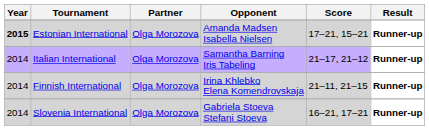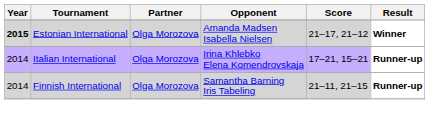(338, 33) 17–21, 15–21 -> (338, 33) 21–17, 21–12
(398, 33) Runner-up -> (389, 33) Winner
(244, 60) Samantha Barning Iris Tabeling -> (254, 60) Irina Khlebko Elena Komendrovskaja
(338, 60) 21–17, 21–12 -> (338, 60) 17–21, 15–21
(254, 86) Irina Khlebko Elena Komendrovskaja -> (244, 86) Samantha Barning Iris Tabeling
- row: (80, 112)
